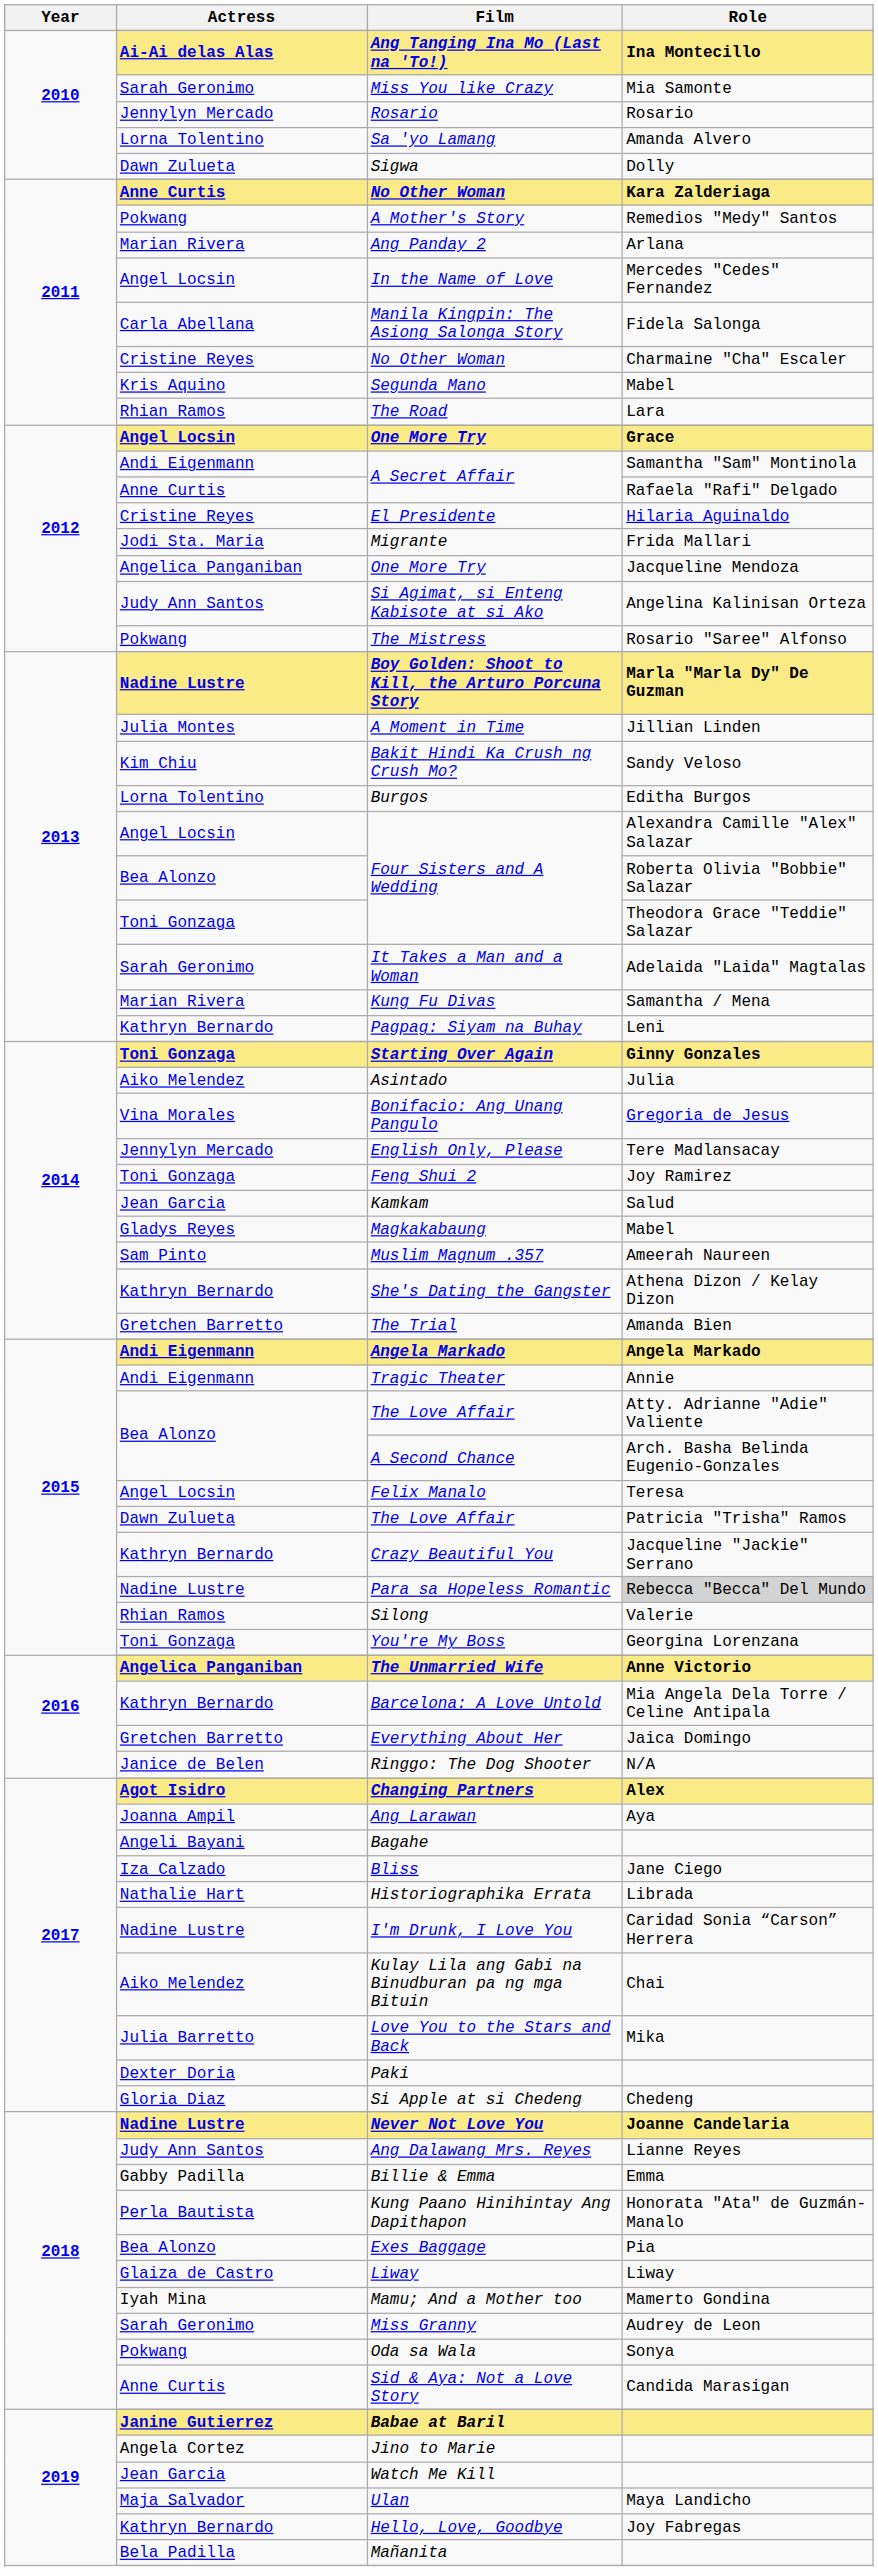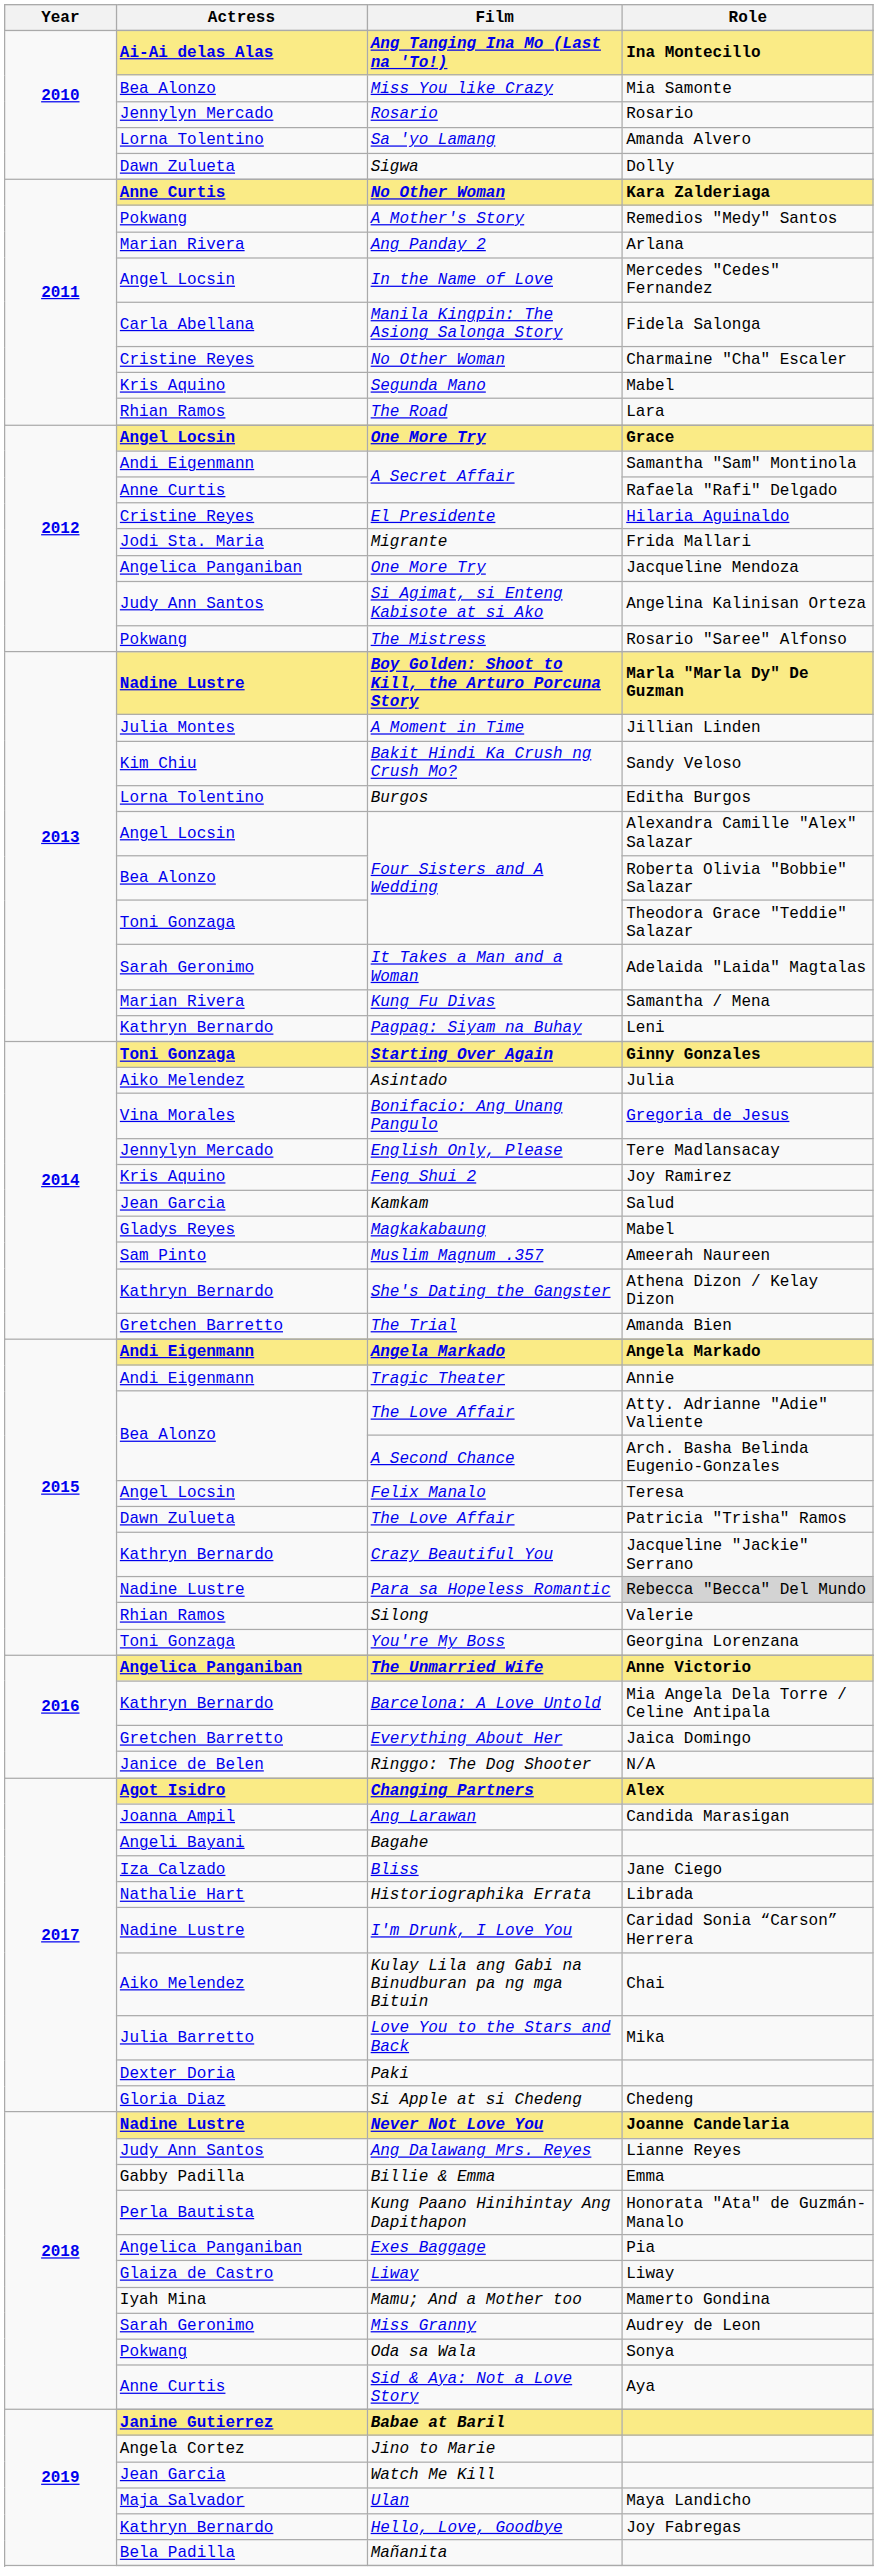(187, 88) Sarah Geronimo -> (168, 88) Bea Alonzo
(177, 1177) Toni Gonzaga -> (173, 1177) Kris Aquino
(641, 1817) Aya -> (708, 1817) Candida Marasigan
(168, 2248) Bea Alonzo -> (211, 2248) Angelica Panganiban
(708, 2387) Candida Marasigan -> (641, 2387) Aya
